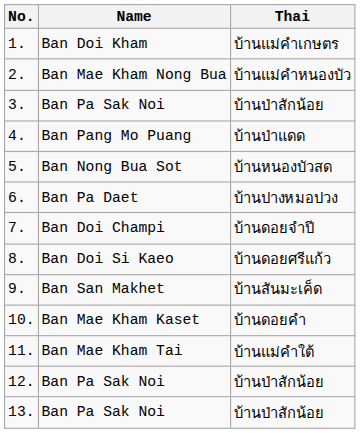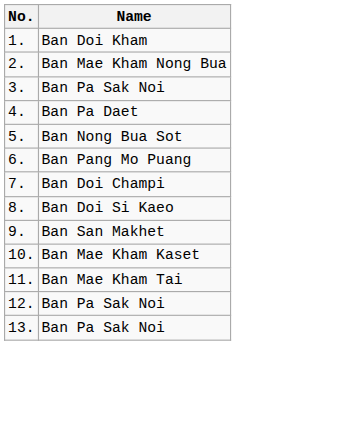- column: (292, 17)
(116, 136) Ban Pang Mo Puang -> (90, 112) Ban Pa Daet
(90, 197) Ban Pa Daet -> (116, 160) Ban Pang Mo Puang
